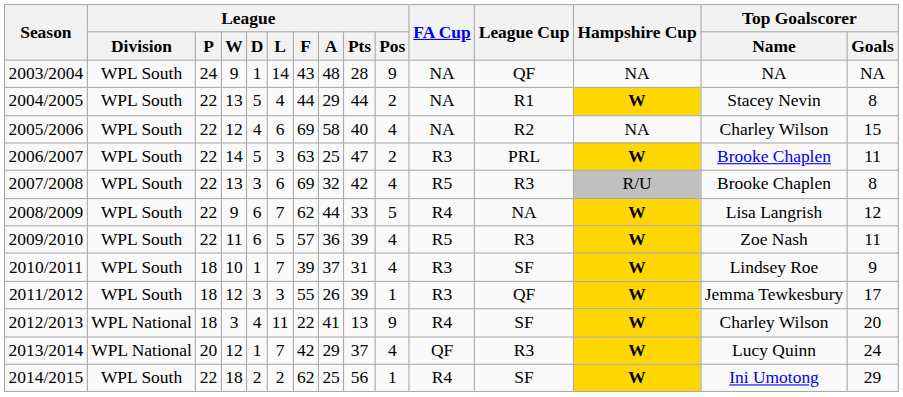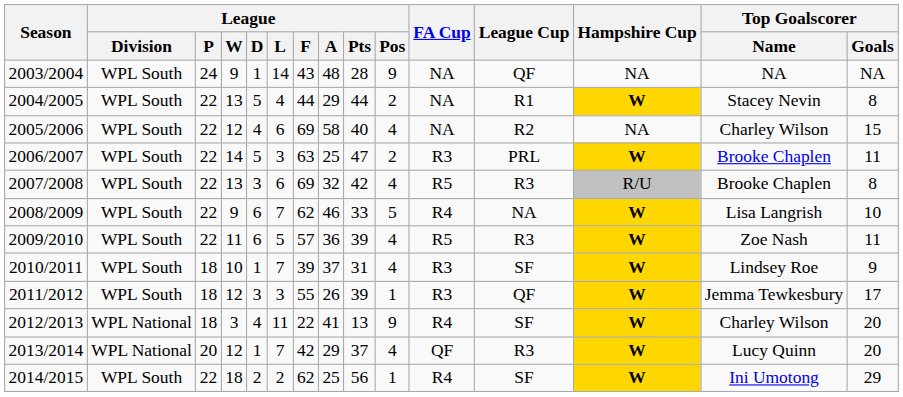(331, 211) 44 -> (331, 211) 46
(873, 211) 12 -> (873, 211) 10
(873, 350) 24 -> (873, 350) 20
